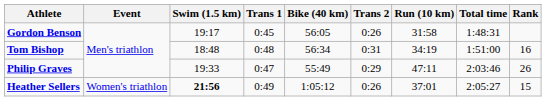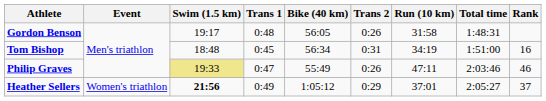(264, 32) 0:45 -> (264, 32) 0:48
(264, 50) 0:48 -> (264, 50) 0:45
(207, 68) no background -> (207, 68) khaki background
(371, 68) 0:29 -> (371, 68) 0:26
(525, 68) 26 -> (525, 68) 46
(371, 87) 0:26 -> (371, 87) 0:29
(525, 87) 15 -> (525, 87) 37
